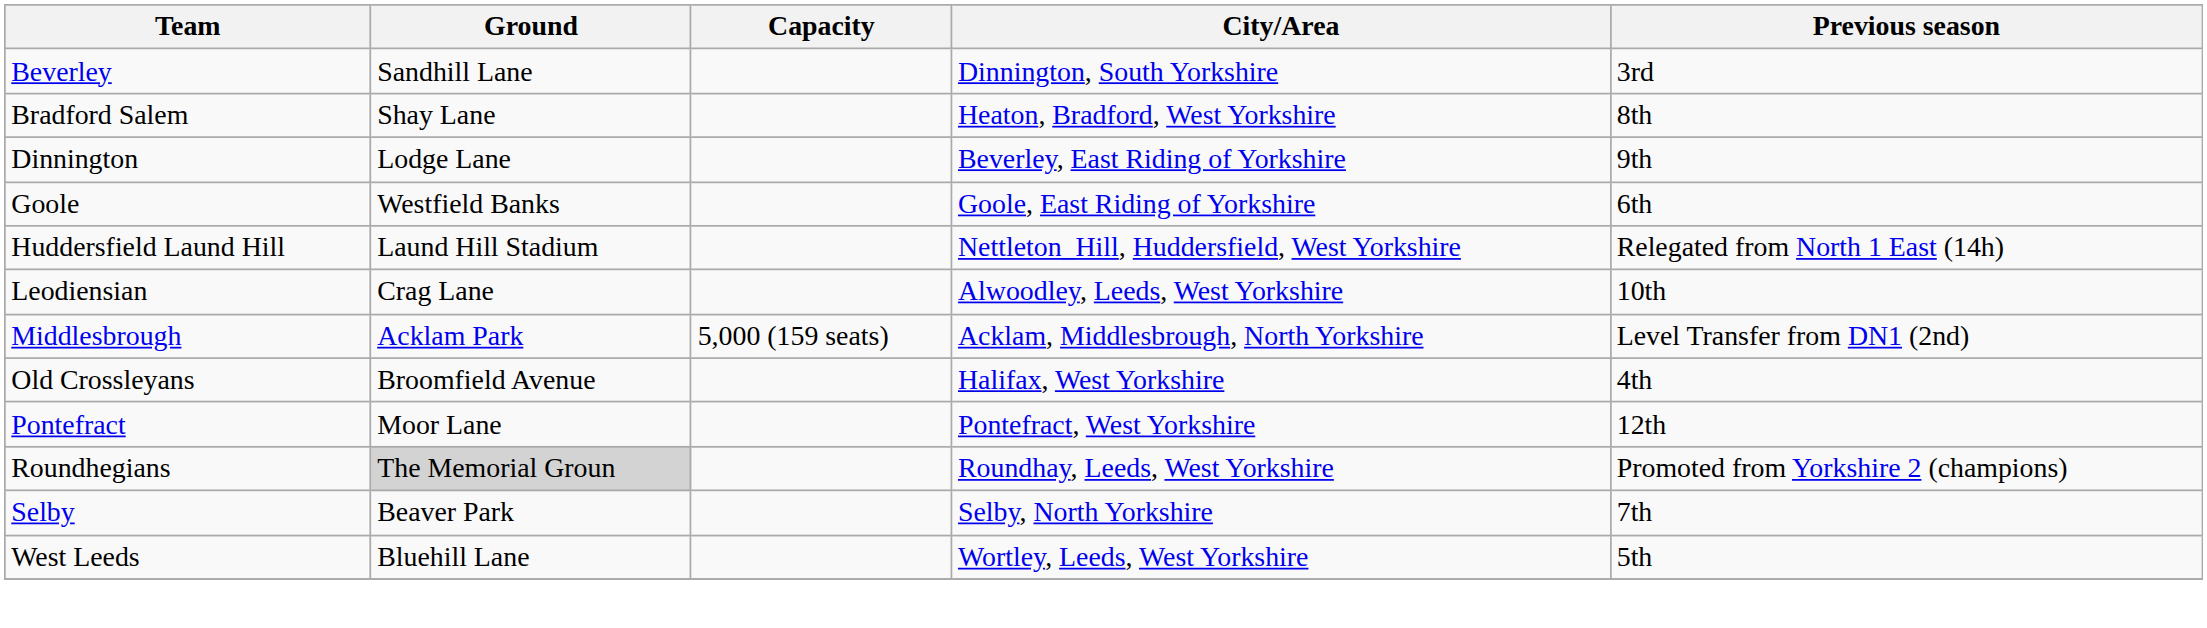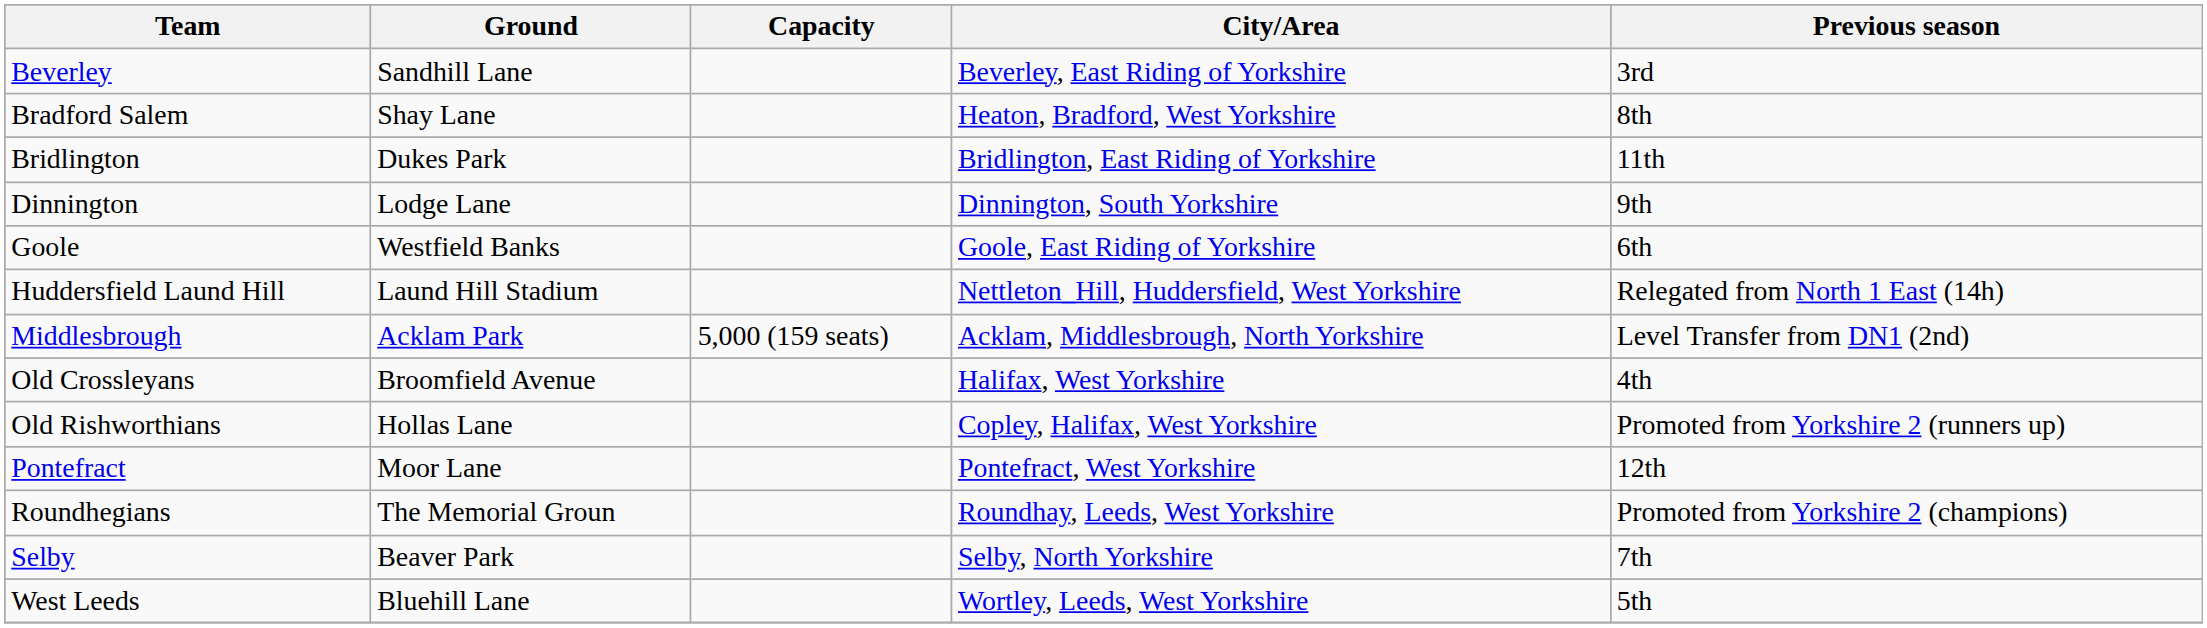(1118, 70) Dinnington, South Yorkshire -> (1152, 70) Beverley, East Riding of Yorkshire
+ row: (75, 159)
(1152, 159) Beverley, East Riding of Yorkshire -> (1118, 203) Dinnington, South Yorkshire
- row: (79, 291)
+ row: (116, 423)
(496, 468) lightgrey background -> (496, 512) no background
